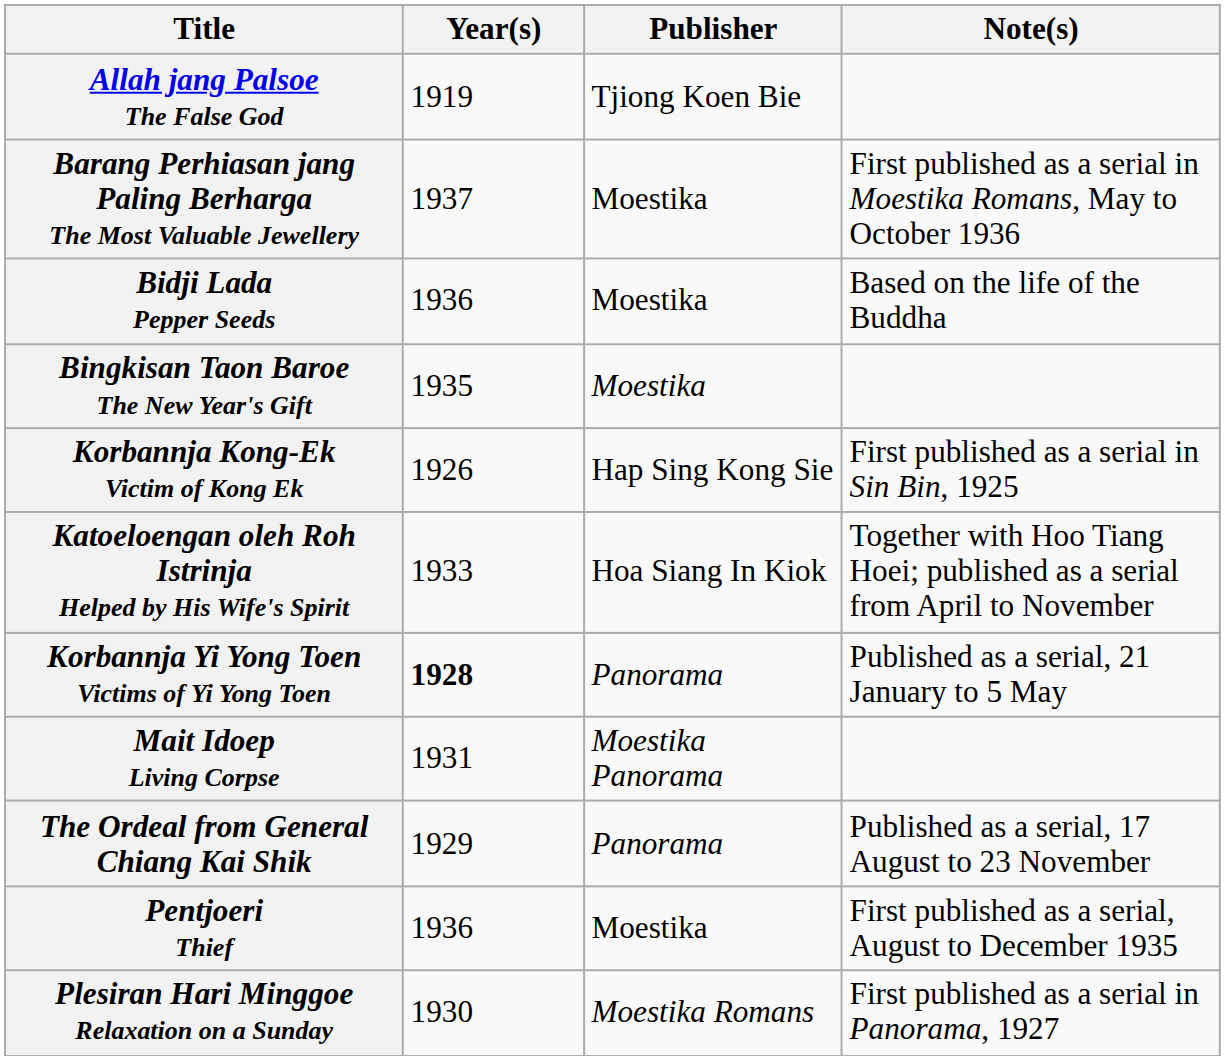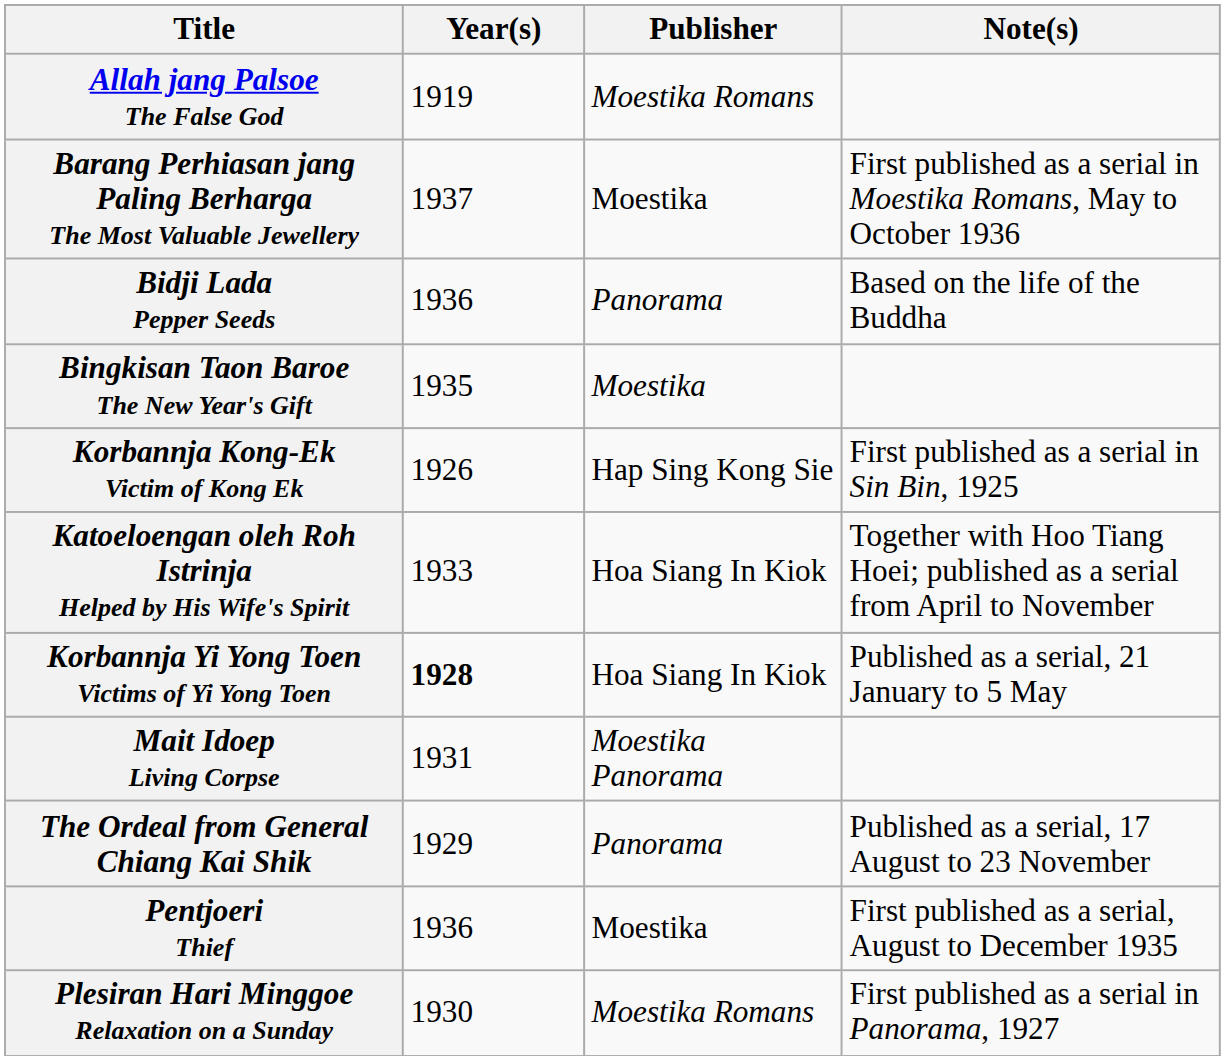(696, 96) Tjiong Koen Bie -> (703, 96) Moestika Romans
(650, 300) Moestika -> (657, 300) Panorama
(657, 673) Panorama -> (709, 673) Hoa Siang In Kiok
